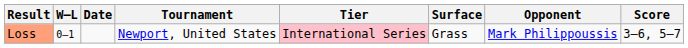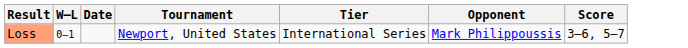- column: (457, 14)
(354, 34) pink background -> (354, 34) no background
